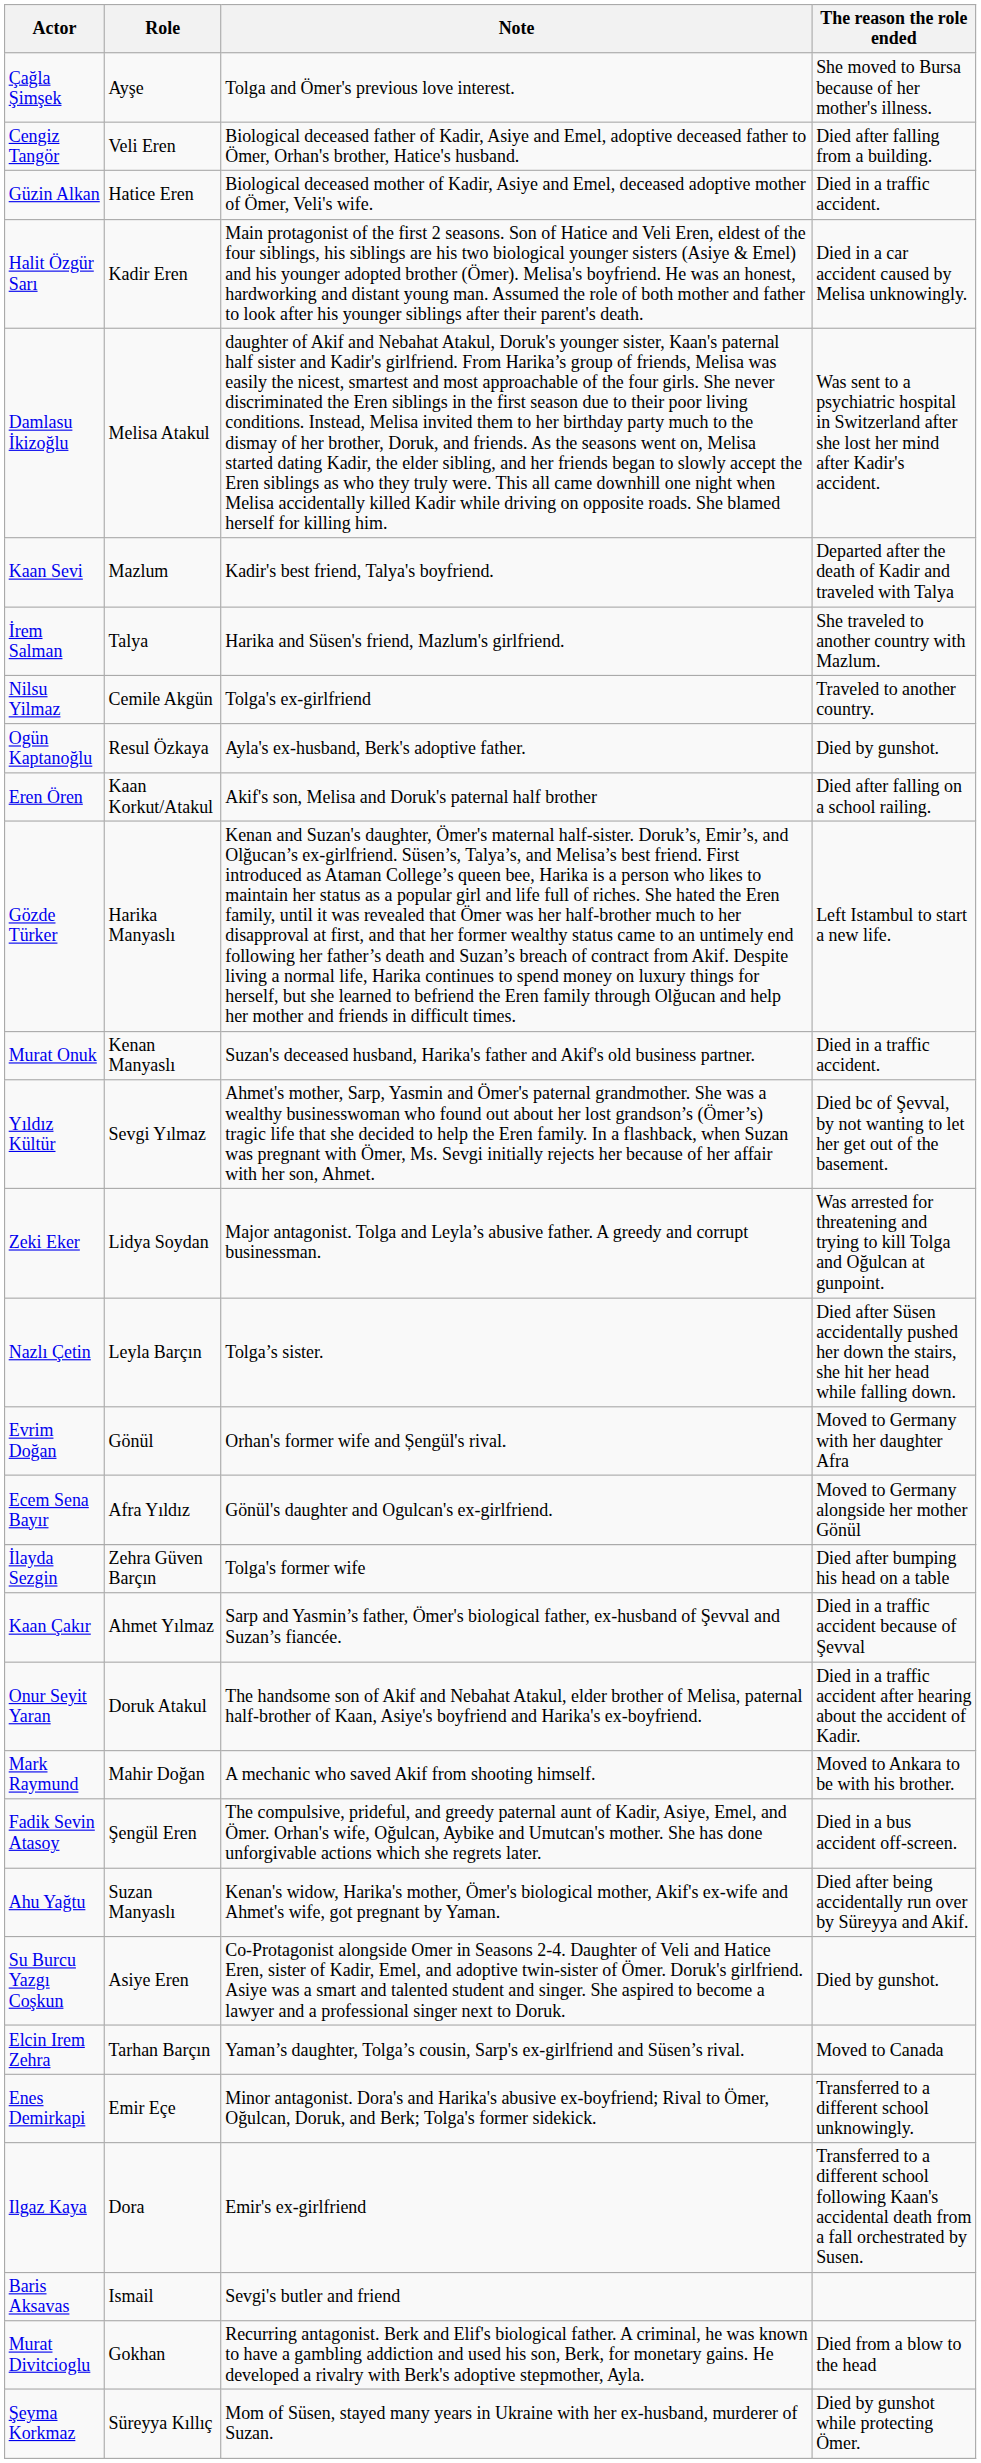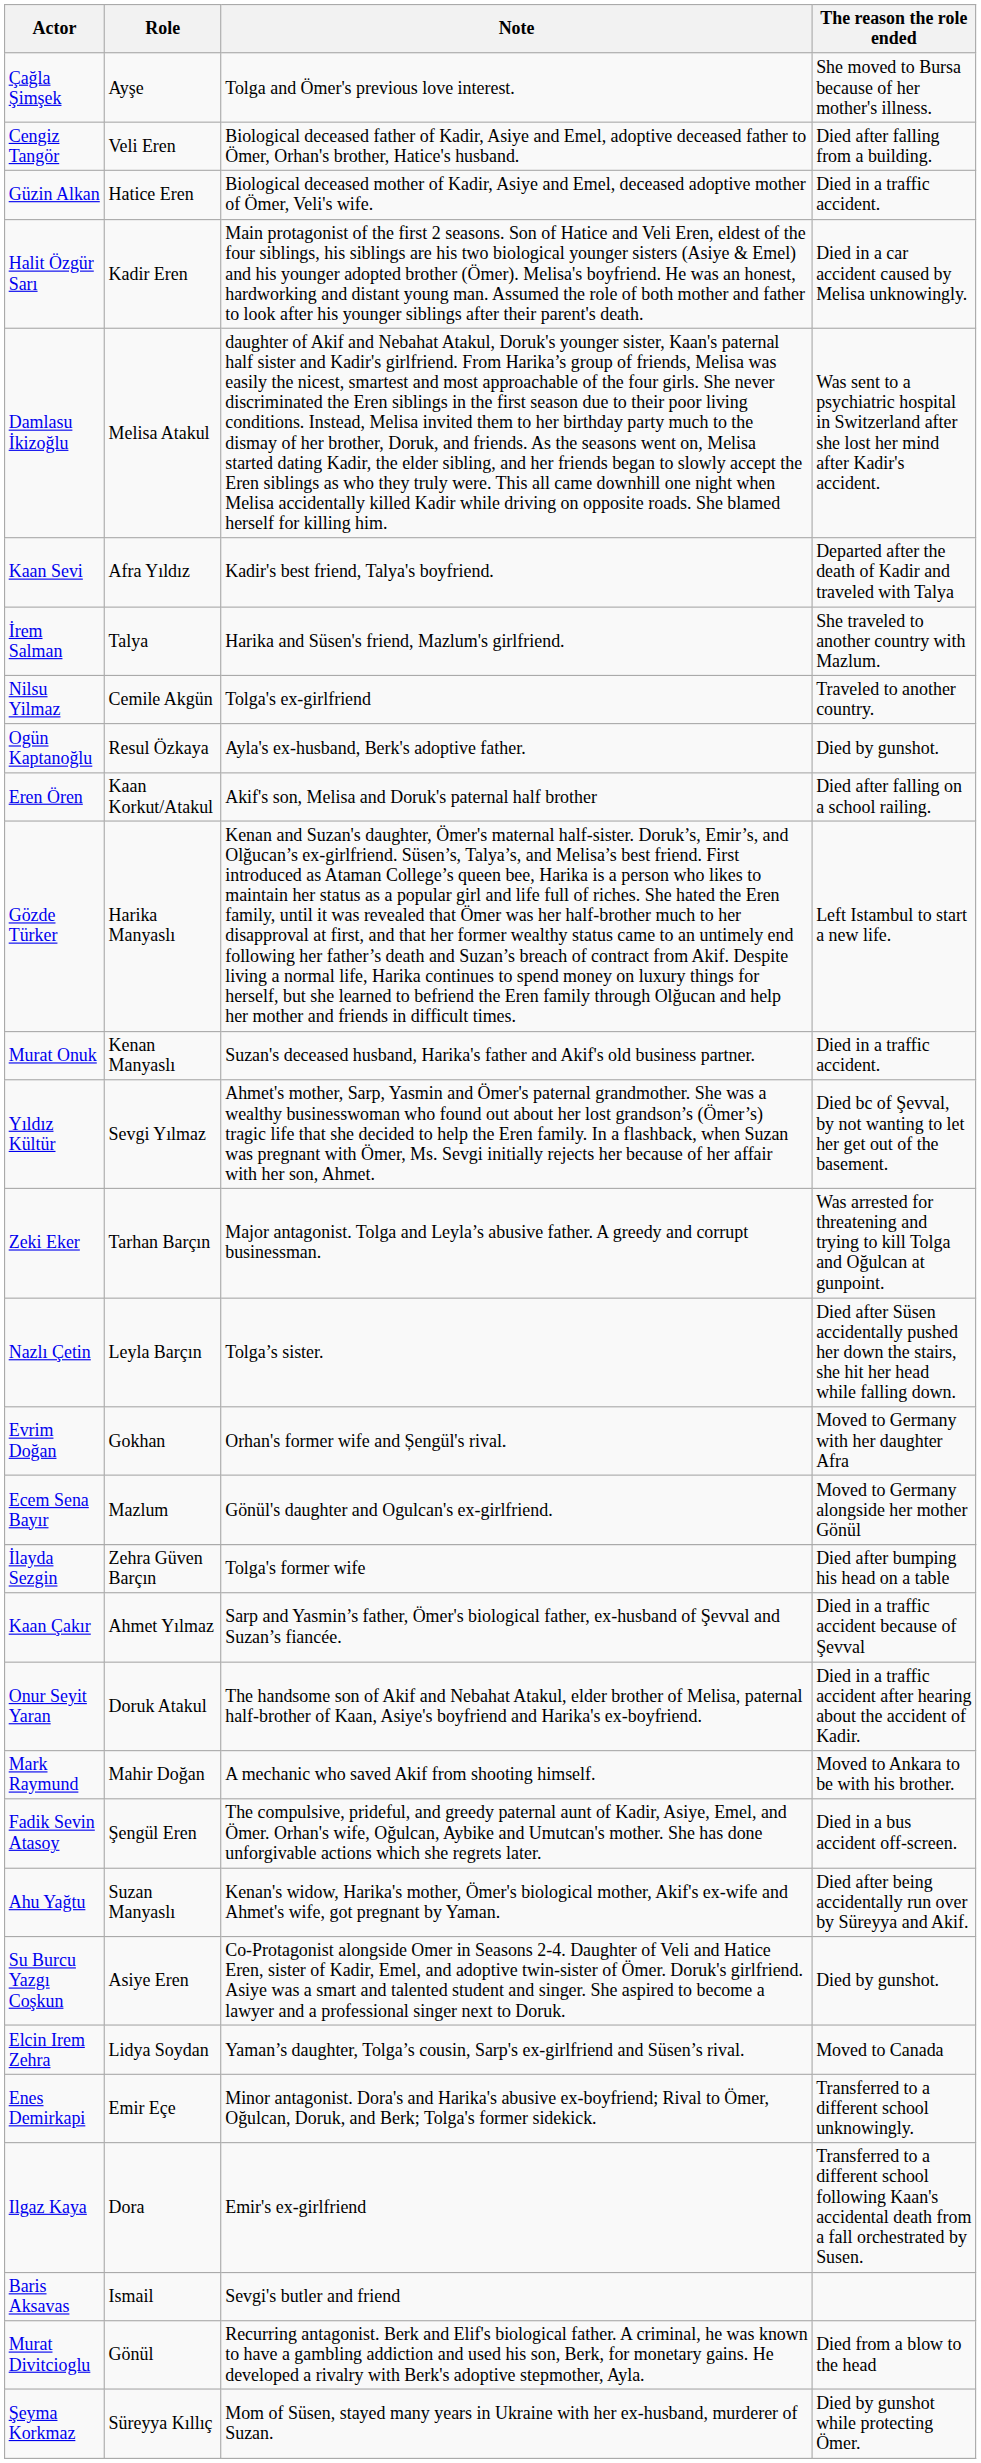(138, 572) Mazlum -> (149, 572) Afra Yıldız
(159, 1243) Lidya Soydan -> (159, 1243) Tarhan Barçın
(131, 1441) Gönül -> (137, 1441) Gokhan
(149, 1509) Afra Yıldız -> (138, 1509) Mazlum
(159, 2049) Tarhan Barçın -> (159, 2049) Lidya Soydan
(137, 2354) Gokhan -> (131, 2354) Gönül
